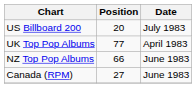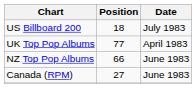(119, 28) 20 -> (119, 28) 18
